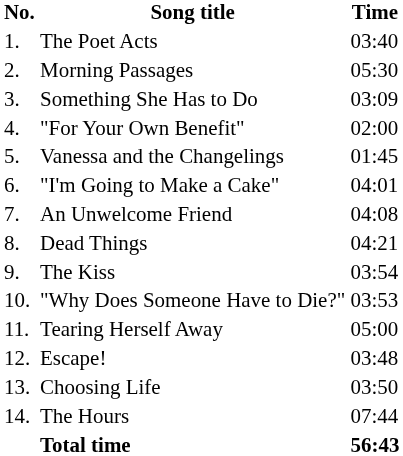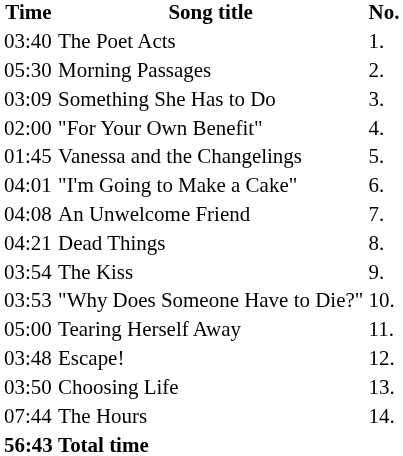columns swapped: (19, 12) <-> (375, 12)
